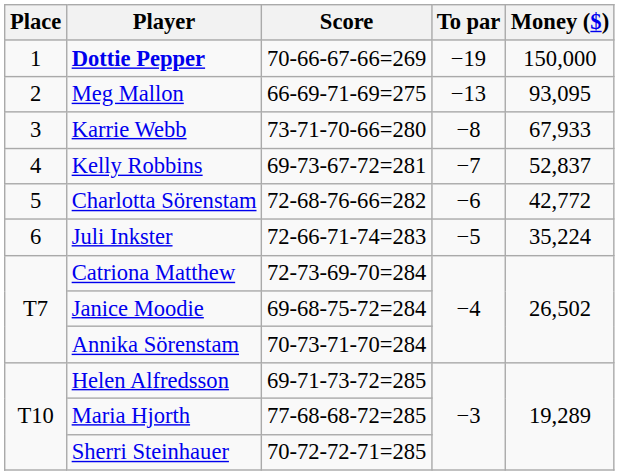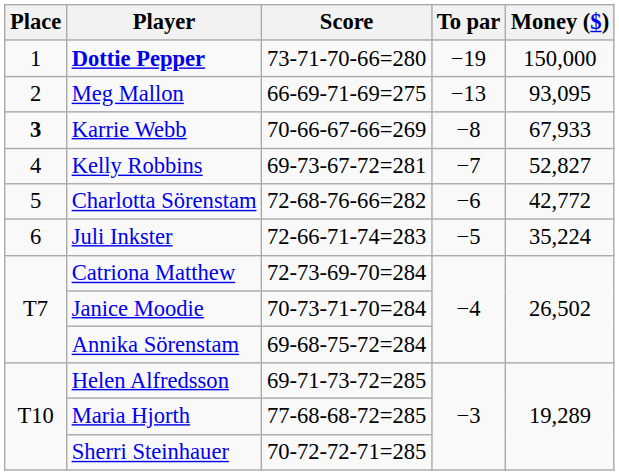(347, 58) 70-66-67-66=269 -> (347, 58) 73-71-70-66=280
(36, 129) normal -> (36, 129) bold
(347, 129) 73-71-70-66=280 -> (347, 129) 70-66-67-66=269
(560, 165) 52,837 -> (560, 165) 52,827
(347, 308) 69-68-75-72=284 -> (347, 308) 70-73-71-70=284
(347, 344) 70-73-71-70=284 -> (347, 344) 69-68-75-72=284
